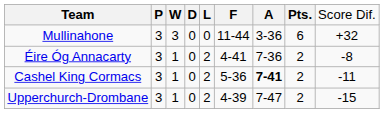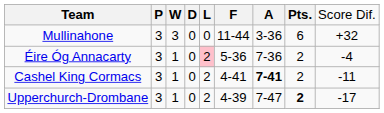(207, 56) no background -> (207, 56) pink background
(233, 56) 4-41 -> (233, 56) 5-36
(347, 56) -8 -> (347, 56) -4
(233, 77) 5-36 -> (233, 77) 4-41
(300, 98) normal -> (300, 98) bold
(347, 98) -15 -> (347, 98) -17
